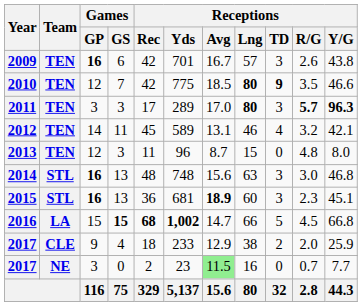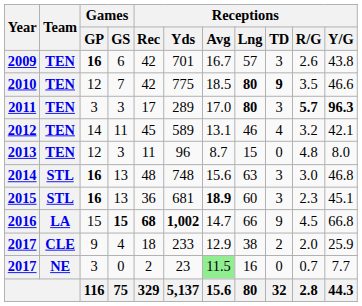(279, 221) 5 -> (279, 221) 9
